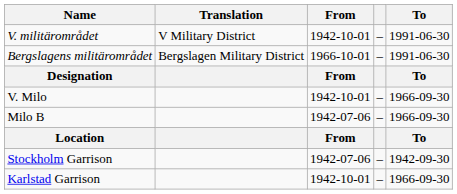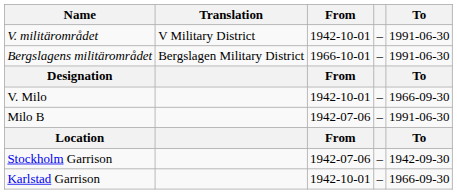(419, 117) 1966-09-30 -> (419, 117) 1991-06-30
